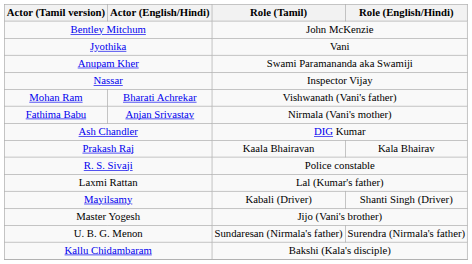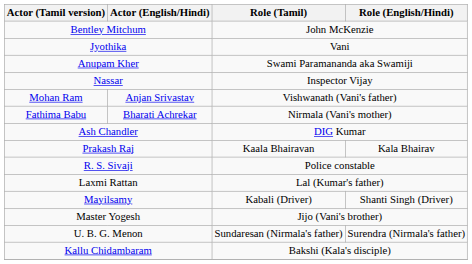(160, 98) Bharati Achrekar -> (160, 98) Anjan Srivastav
(160, 115) Anjan Srivastav -> (160, 115) Bharati Achrekar
